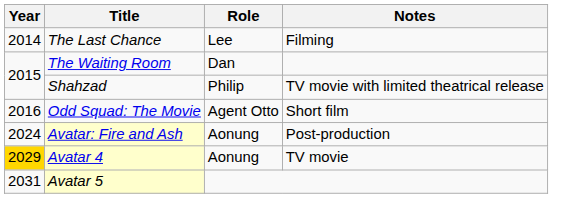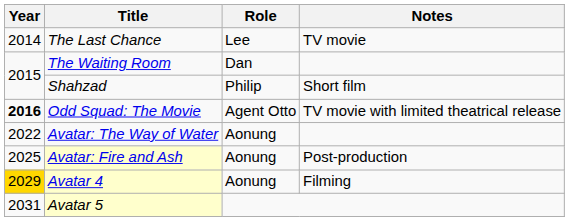(310, 39) Filming -> (335, 39) TV movie
(415, 87) TV movie with limited theatrical release -> (335, 87) Short film
(24, 110) normal -> (24, 110) bold
(317, 110) Short film -> (432, 110) TV movie with limited theatrical release
+ row: (133, 134)
(24, 134) 2024 -> (24, 157) 2025
(317, 157) TV movie -> (327, 181) Filming
